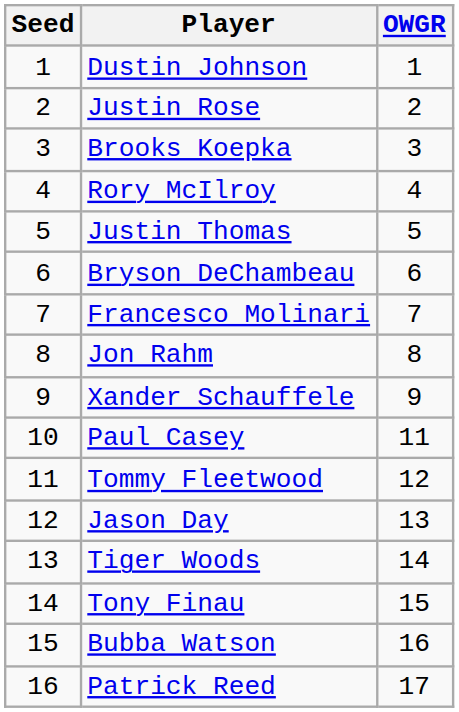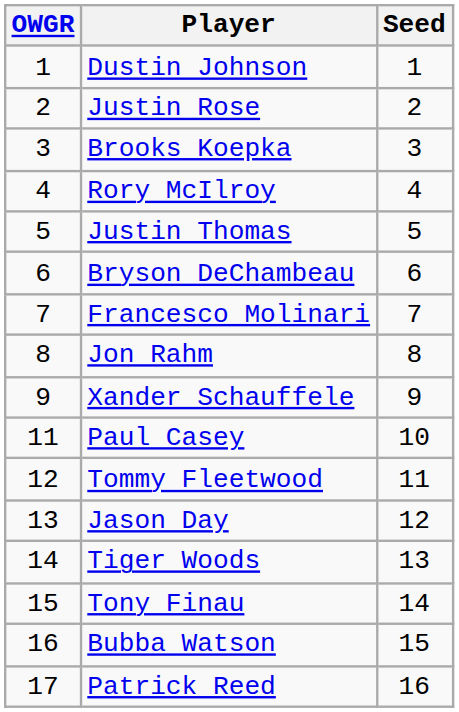columns swapped: (43, 26) <-> (414, 26)
